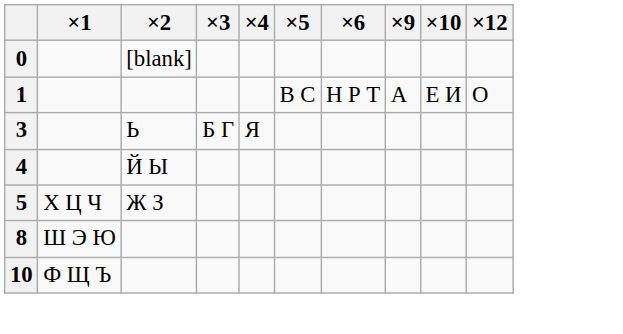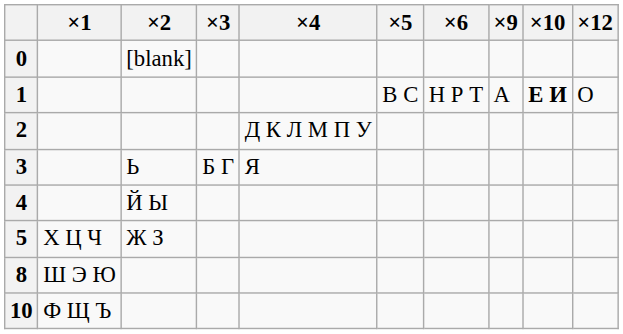(443, 94) normal -> (548, 94) bold
+ row: (21, 130)
